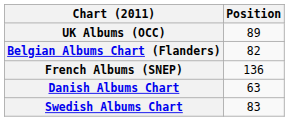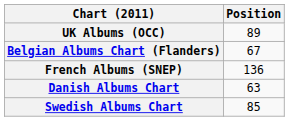(254, 51) 82 -> (254, 51) 67
(254, 107) 83 -> (254, 107) 85
